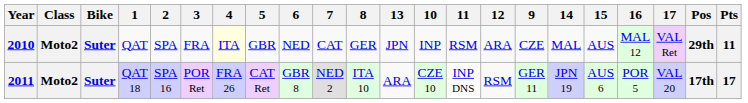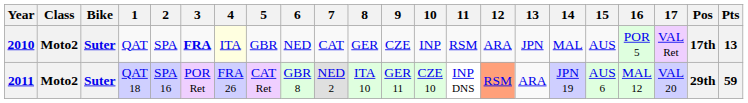columns swapped: (532, 15) <-> (397, 15)
(197, 44) normal -> (197, 44) bold
(635, 44) MAL 12 -> (637, 44) POR 5
(701, 44) 29th -> (703, 44) 17th
(729, 44) 11 -> (731, 44) 13
(498, 80) no background -> (498, 80) lightsalmon background
(635, 80) POR 5 -> (637, 80) MAL 12
(701, 80) 17th -> (703, 80) 29th
(729, 80) 17 -> (731, 80) 59
